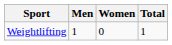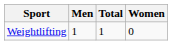columns swapped: (117, 13) <-> (153, 13)
